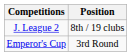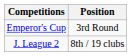rows swapped: (36, 28) <-> (36, 43)
